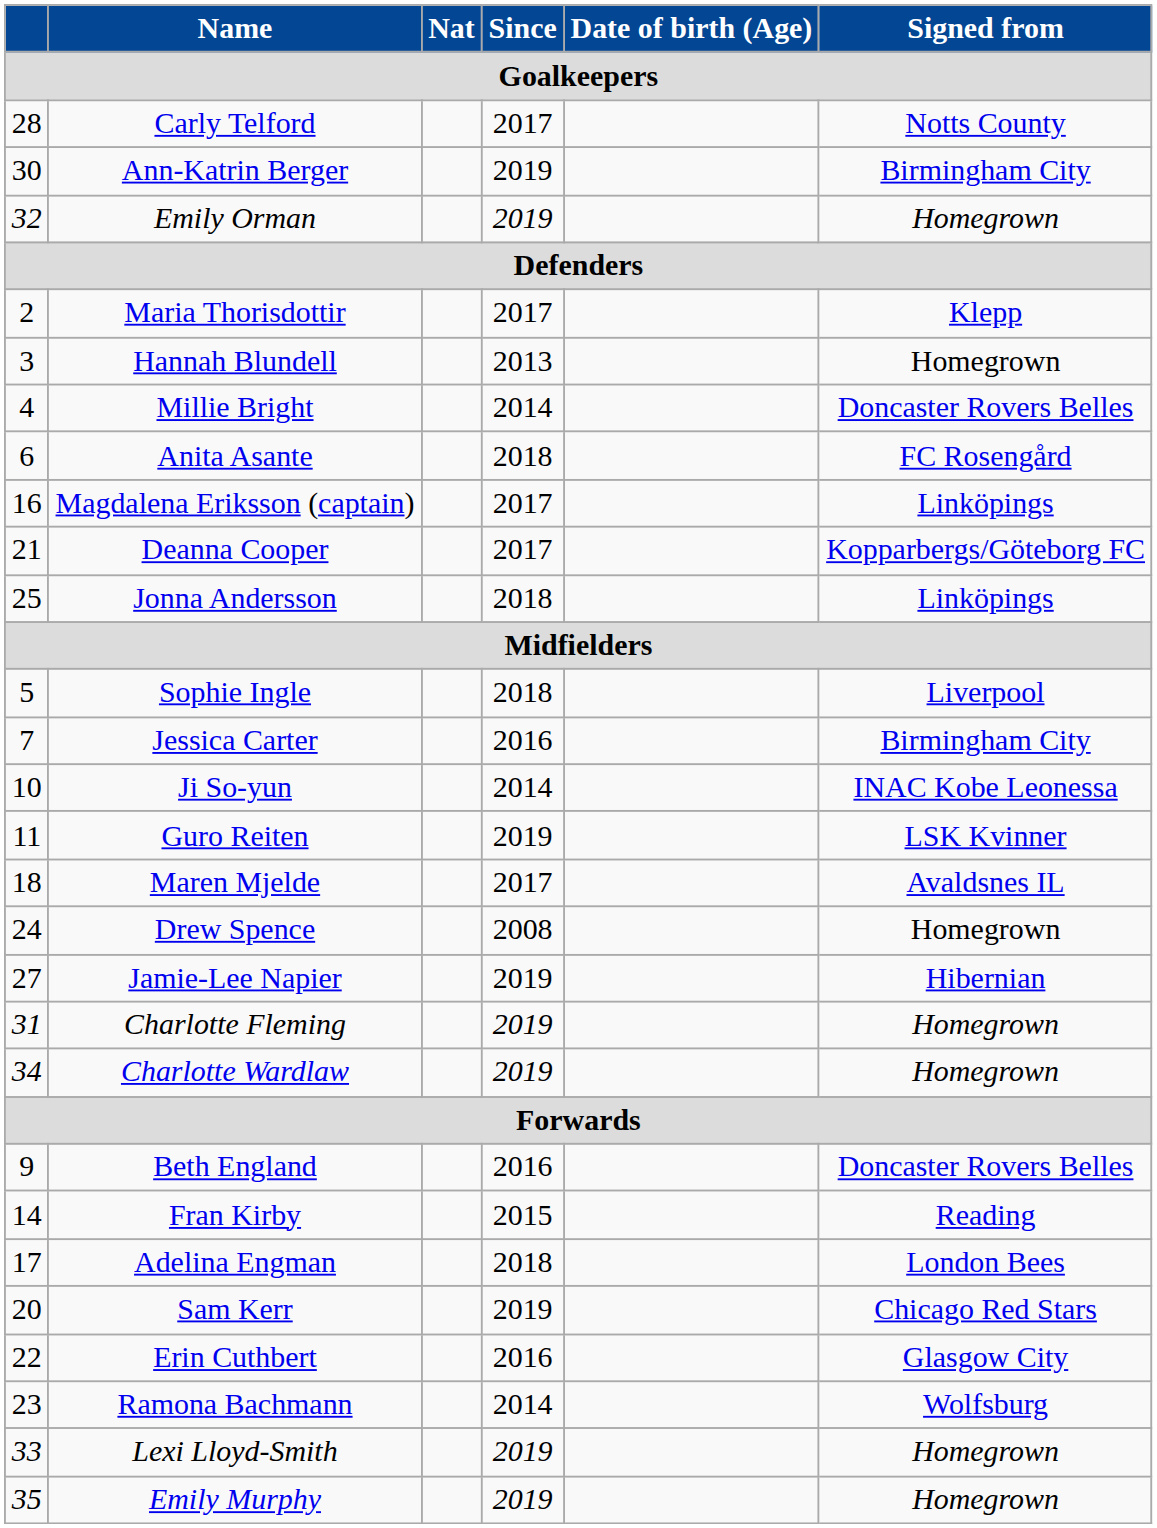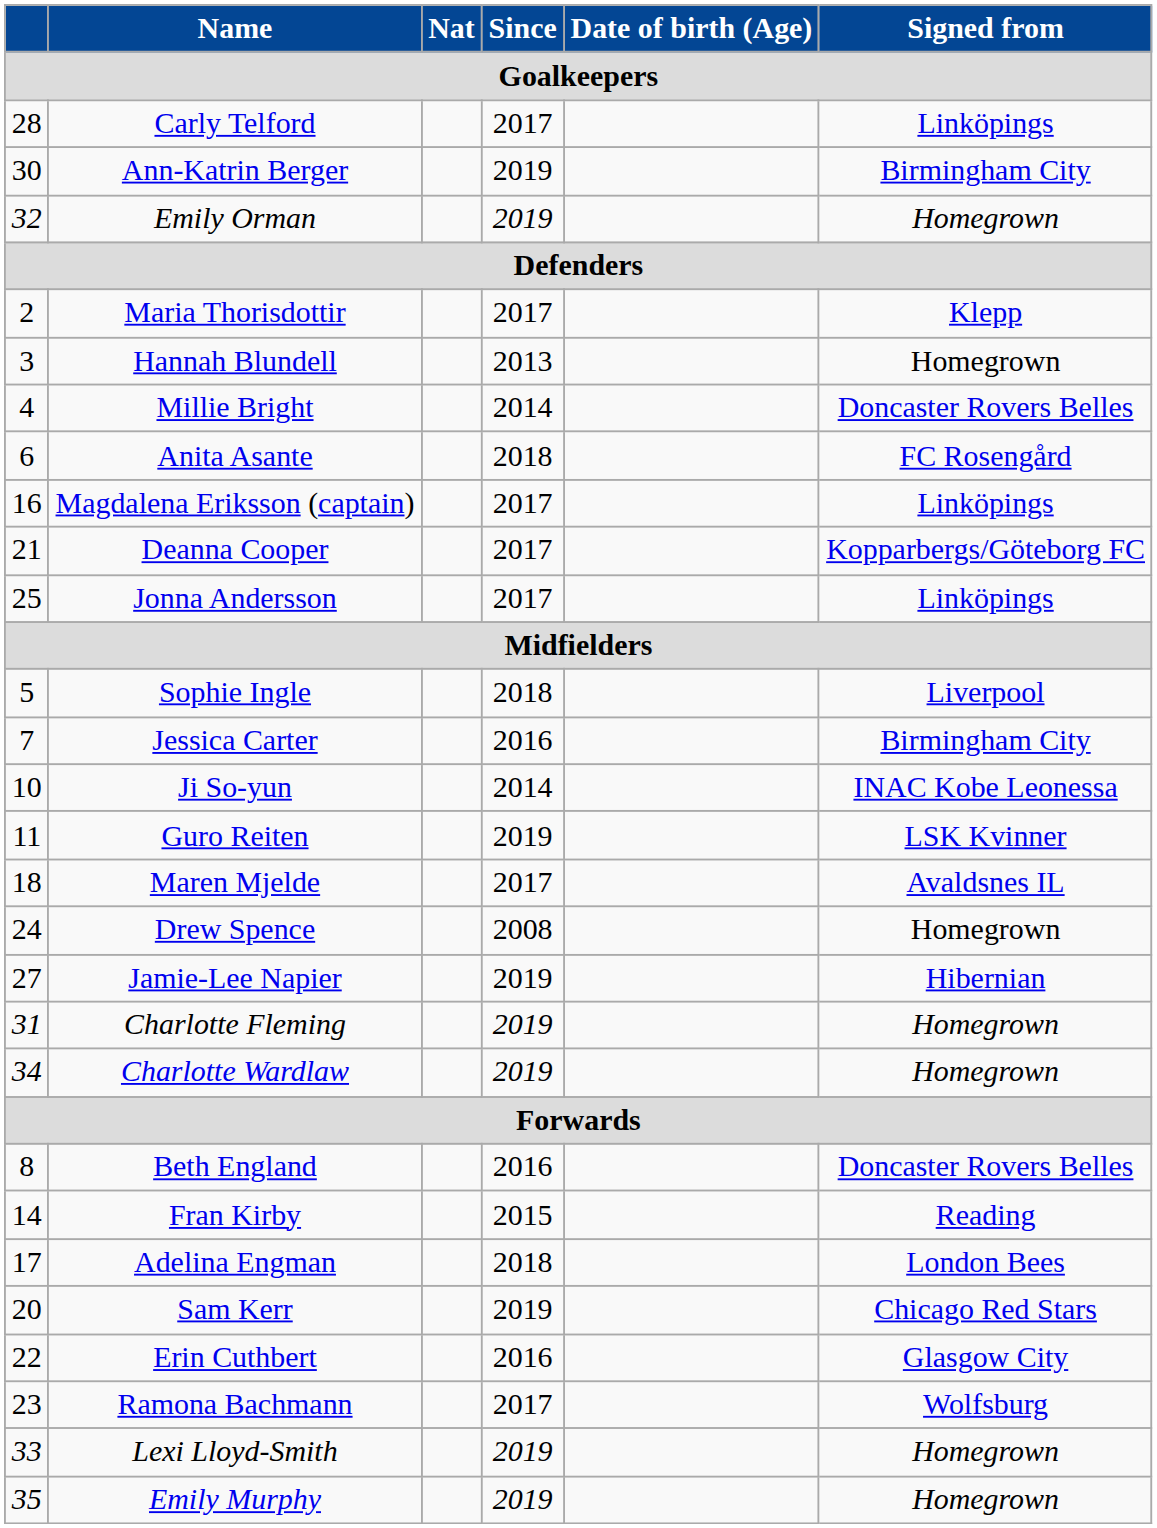(986, 123) Notts County -> (986, 123) Linköpings
(523, 597) 2018 -> (523, 597) 2017
(27, 1167) 9 -> (27, 1167) 8
(523, 1404) 2014 -> (523, 1404) 2017
